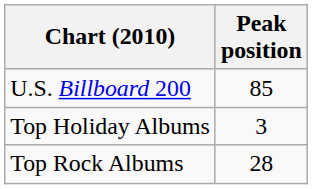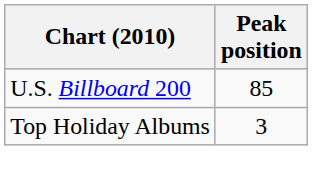- row: (97, 163)
